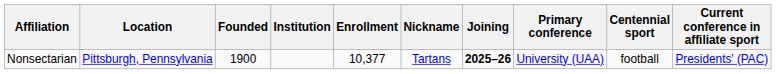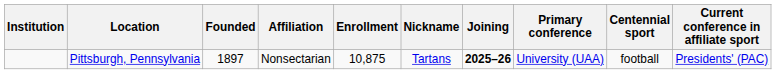columns swapped: (302, 27) <-> (42, 27)
(243, 59) 1900 -> (231, 59) 1897
(367, 59) 10,377 -> (367, 59) 10,875
